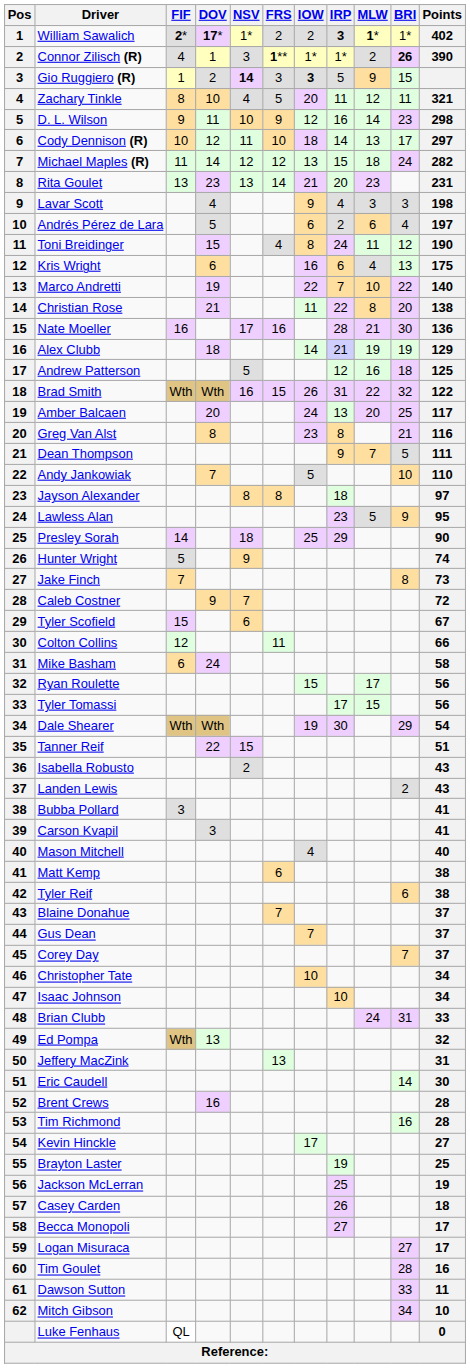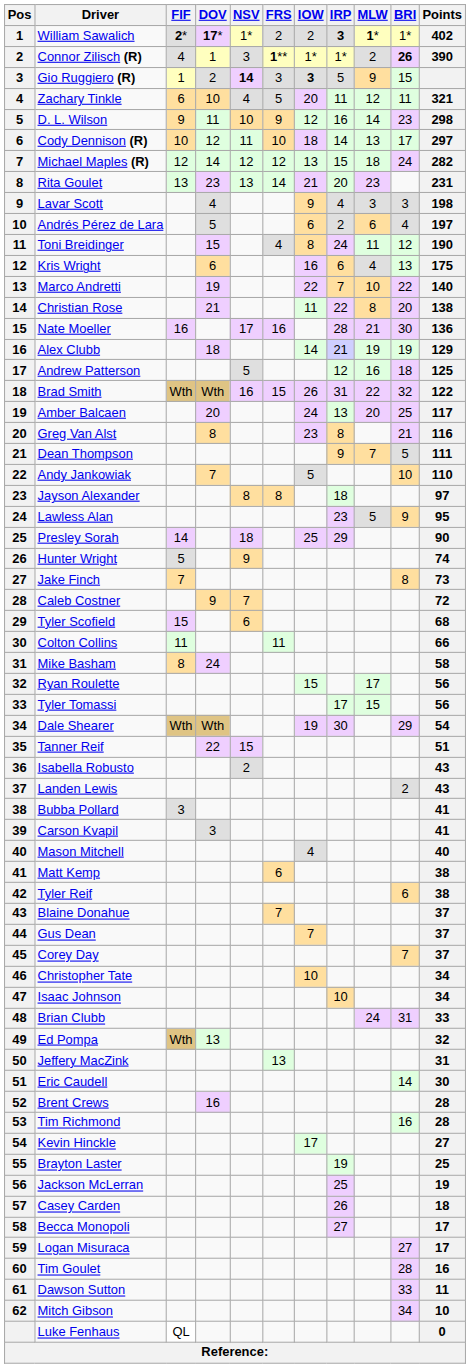(181, 99) 8 -> (181, 99) 6
(181, 162) 11 -> (181, 162) 12
(442, 621) 67 -> (442, 621) 68
(181, 642) 12 -> (181, 642) 11
(181, 663) 6 -> (181, 663) 8
